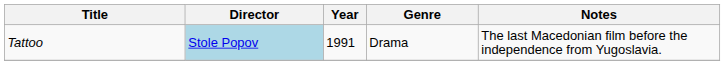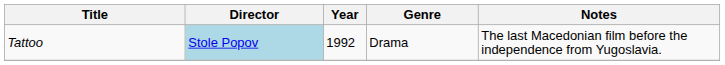(341, 42) 1991 -> (341, 42) 1992
